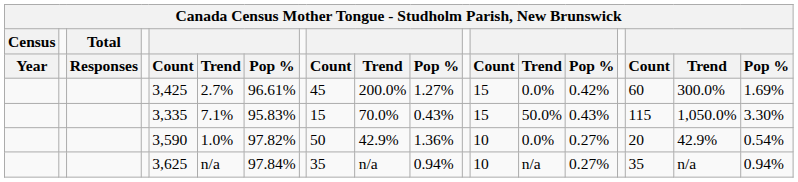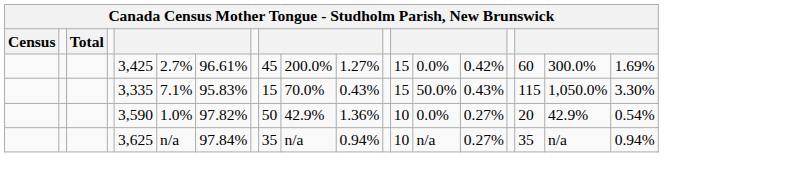- row: (32, 66)
